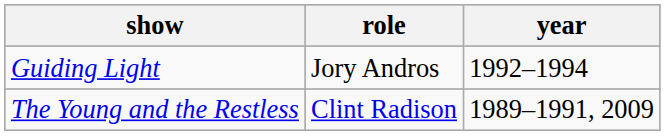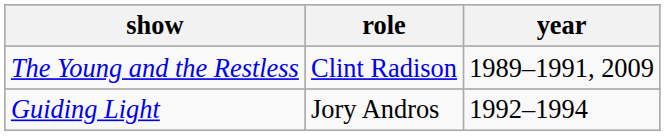rows swapped: (155, 109) <-> (85, 67)
